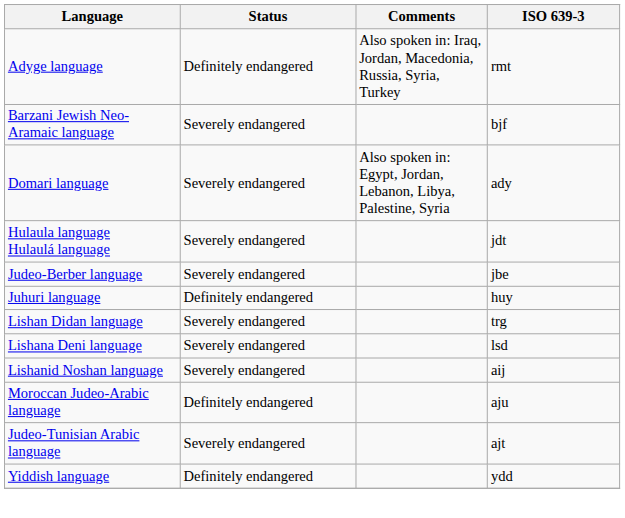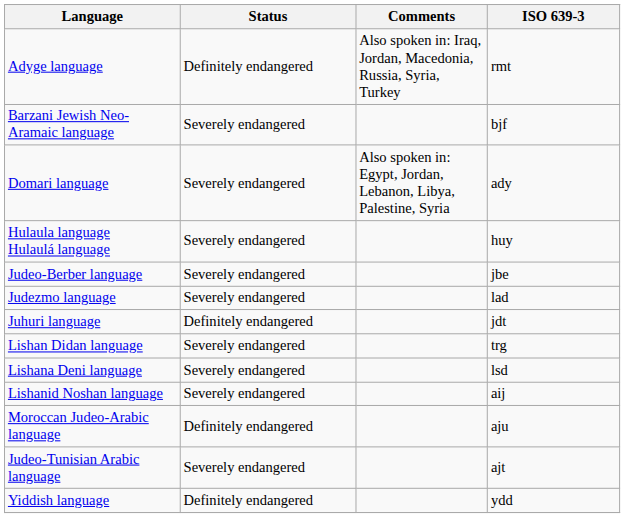(499, 241) jdt -> (502, 241) huy
+ row: (62, 298)
(502, 298) huy -> (499, 322) jdt
